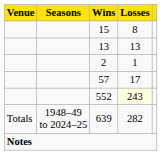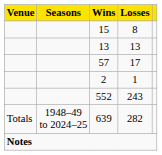rows swapped: (104, 63) <-> (104, 79)
(135, 96) lightyellow background -> (135, 96) no background
